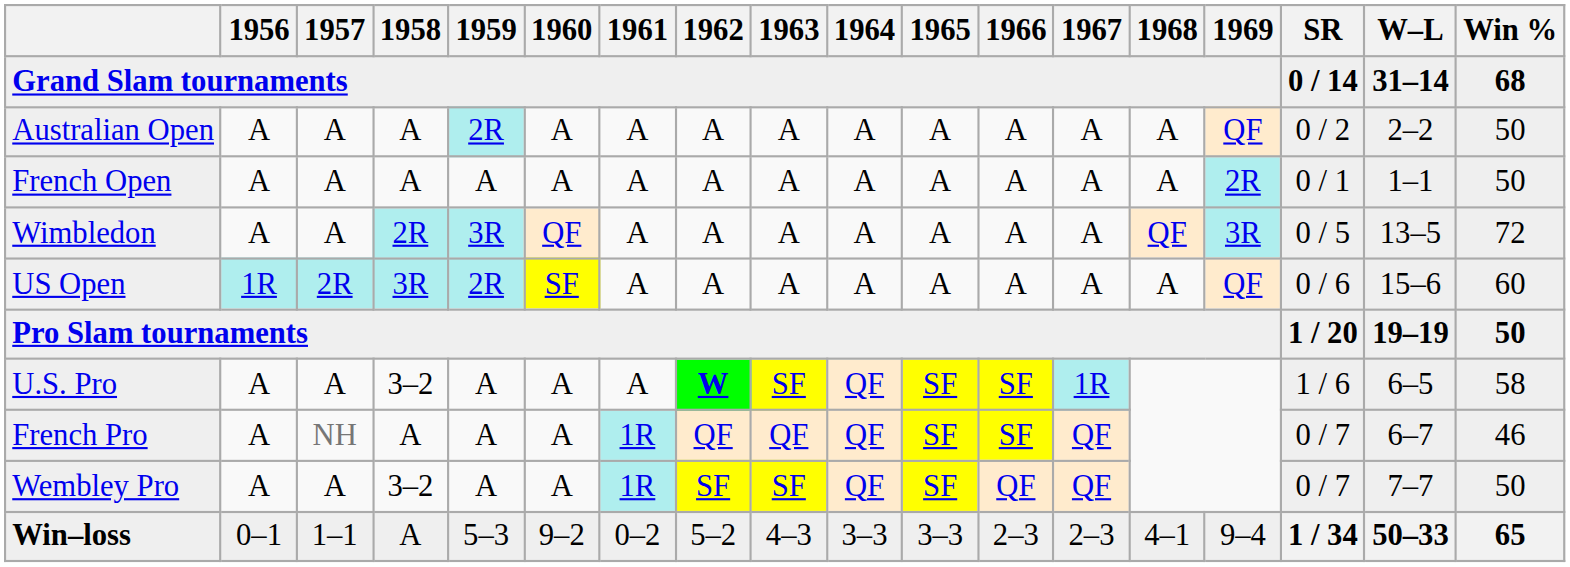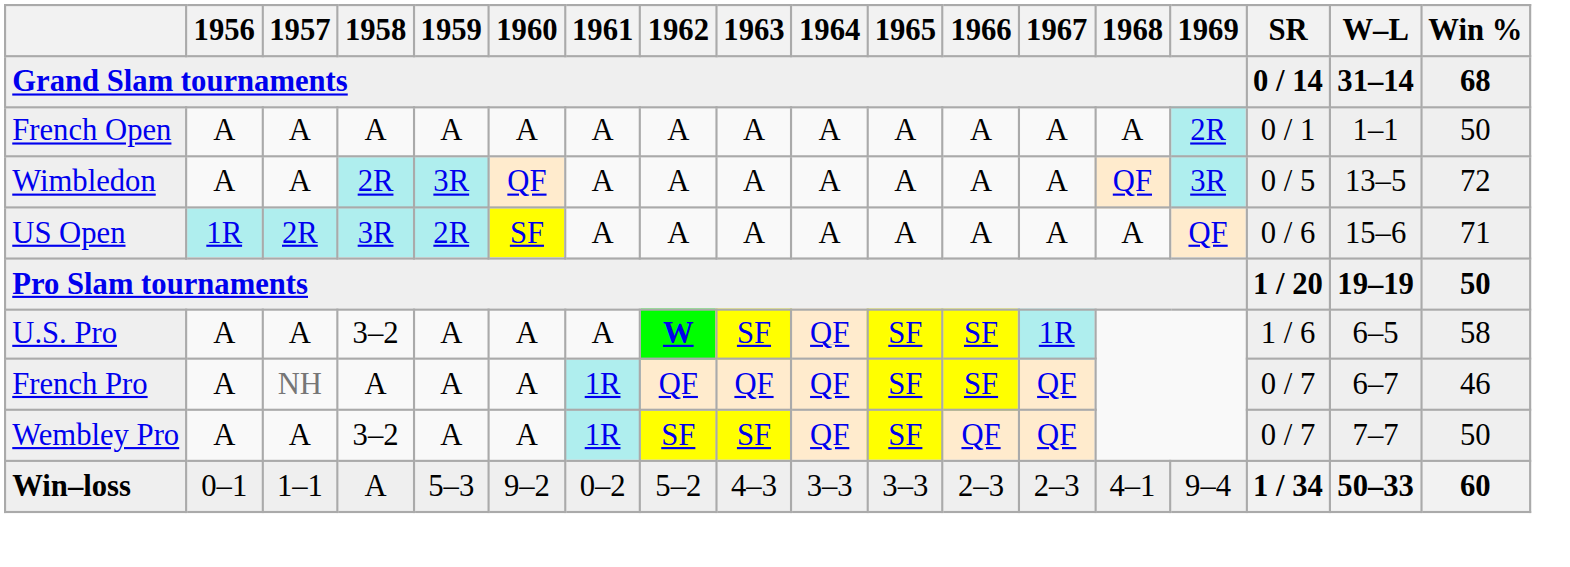- row: (113, 131)
(1510, 283) 60 -> (1475, 232) 71
(1510, 536) 65 -> (1475, 485) 60
